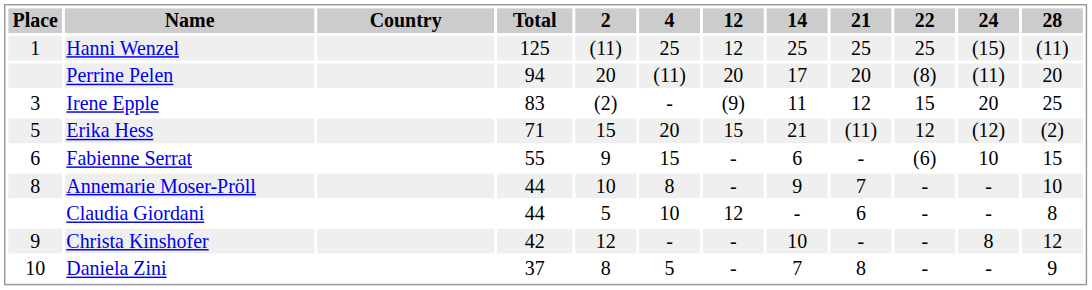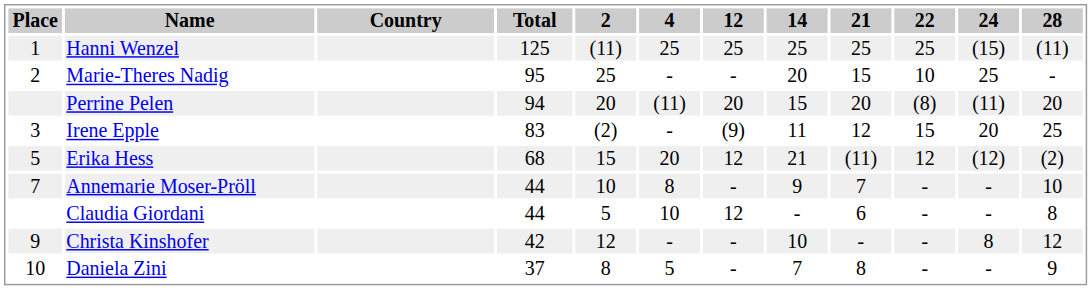(733, 48) 12 -> (733, 48) 25
+ row: (147, 76)
(797, 76) 17 -> (797, 103) 15
(535, 131) 71 -> (535, 158) 68
(733, 131) 15 -> (733, 158) 12
- row: (129, 158)
(35, 186) 8 -> (35, 186) 7
